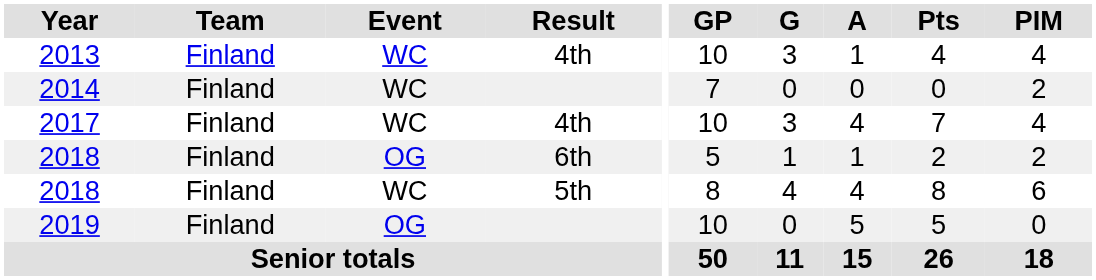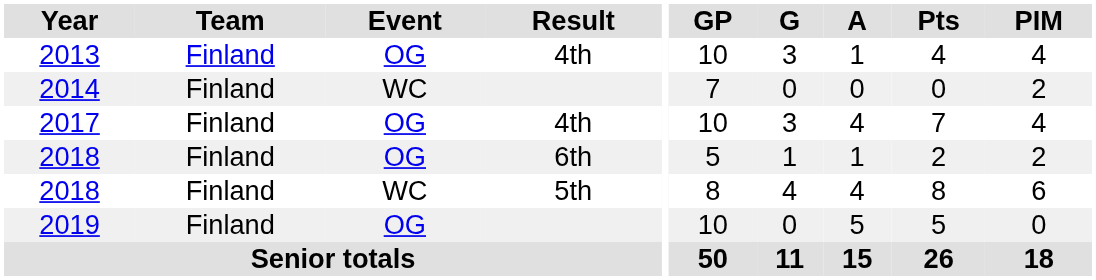(405, 54) WC -> (405, 54) OG
(405, 122) WC -> (405, 122) OG
